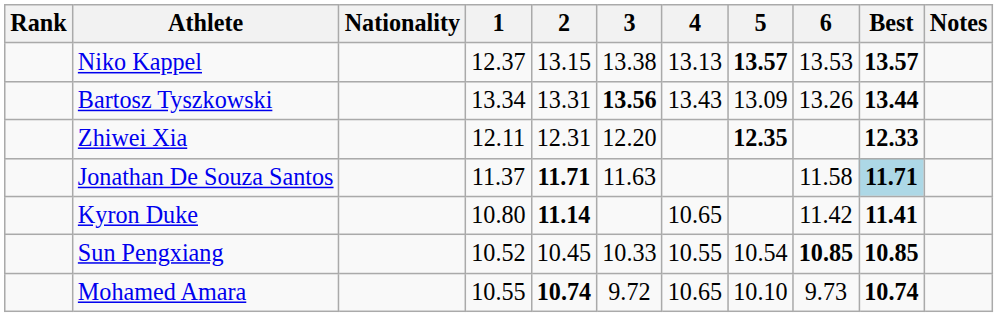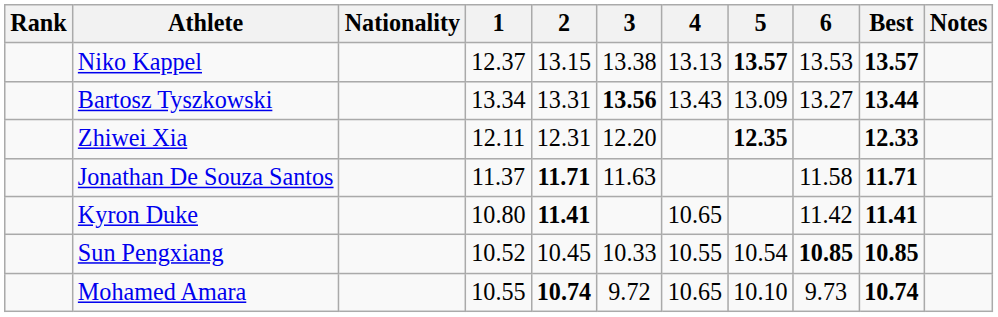(826, 100) 13.26 -> (826, 100) 13.27
(891, 176) lightblue background -> (891, 176) no background
(564, 215) 11.14 -> (564, 215) 11.41
